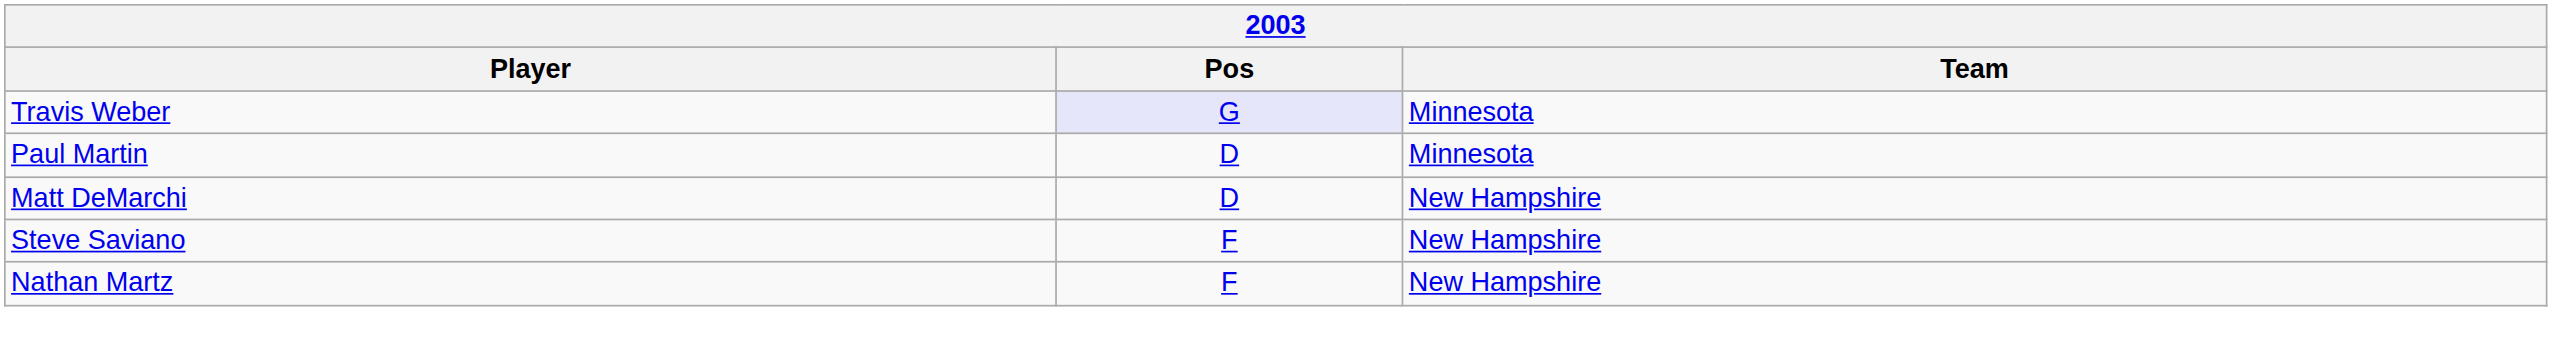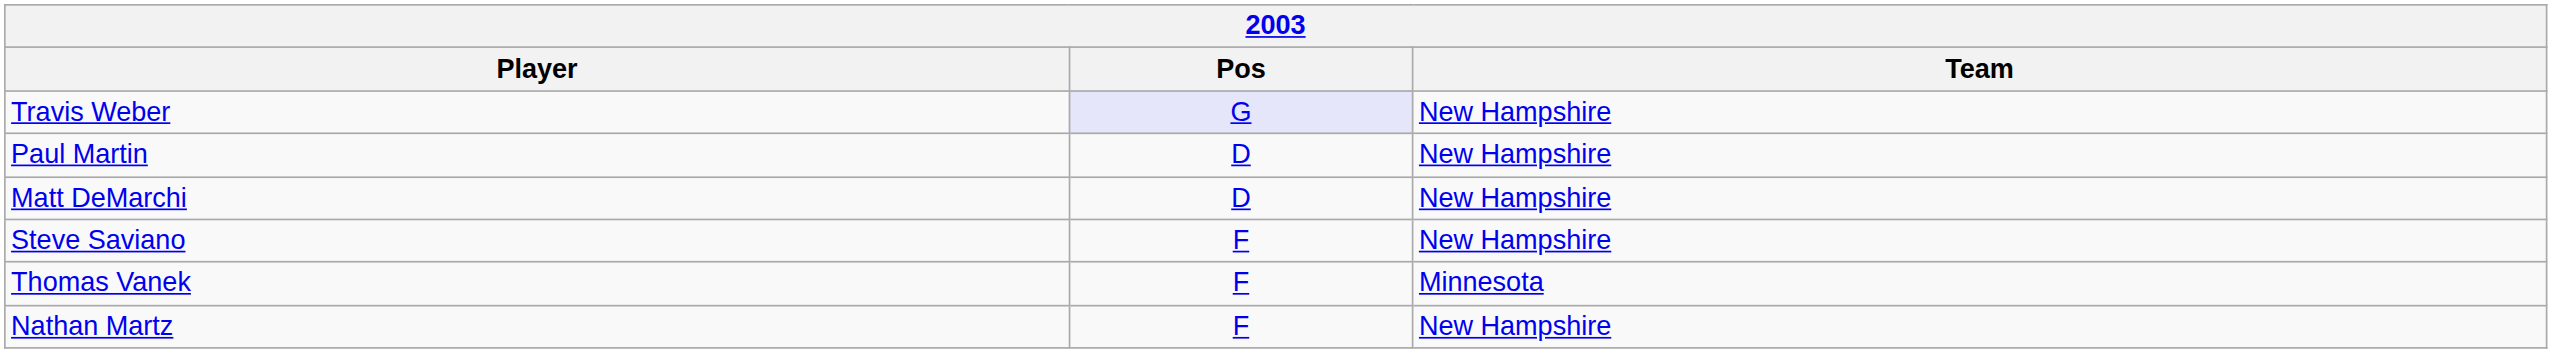(1471, 111) Minnesota -> (1515, 111) New Hampshire
(1471, 154) Minnesota -> (1515, 154) New Hampshire
+ row: (101, 283)
